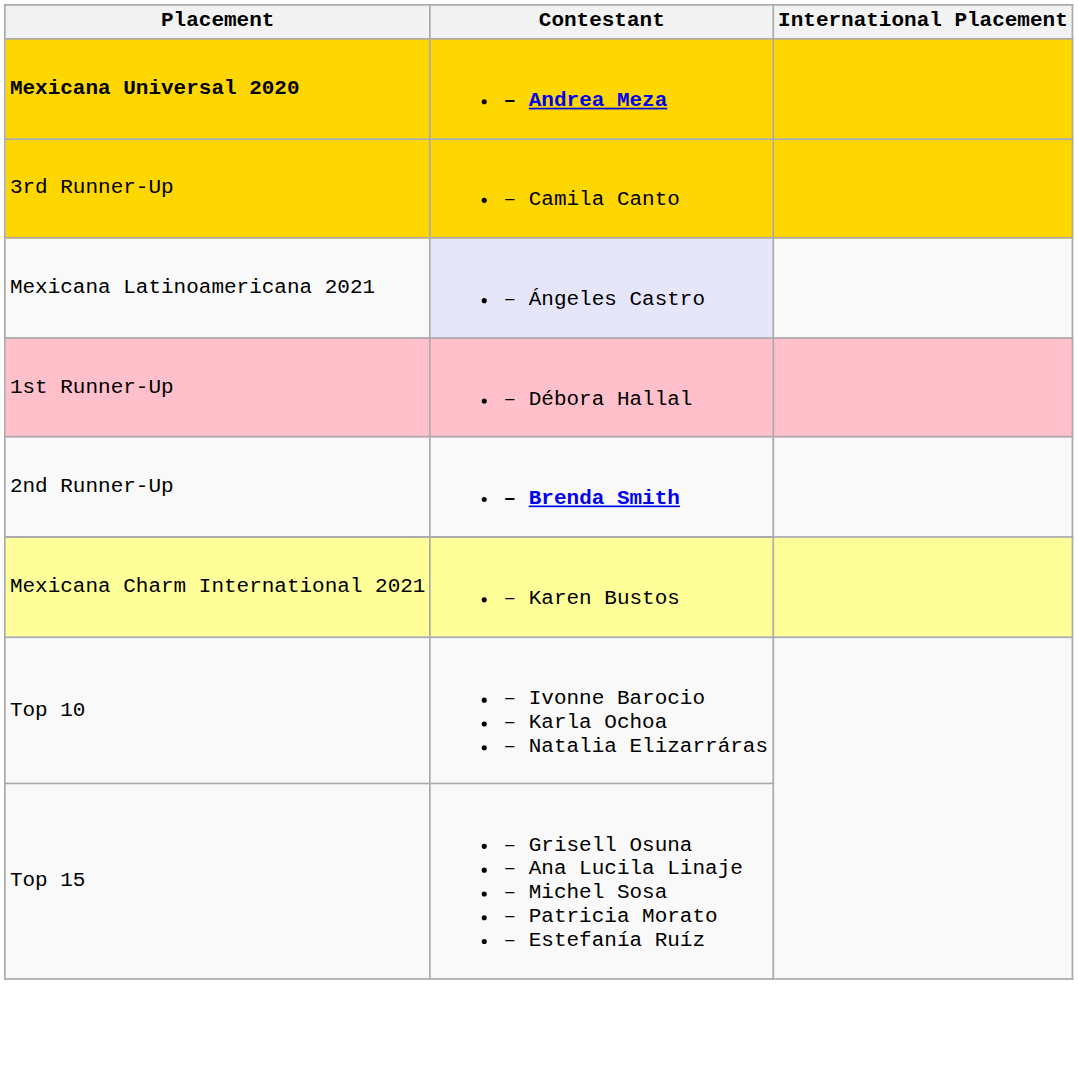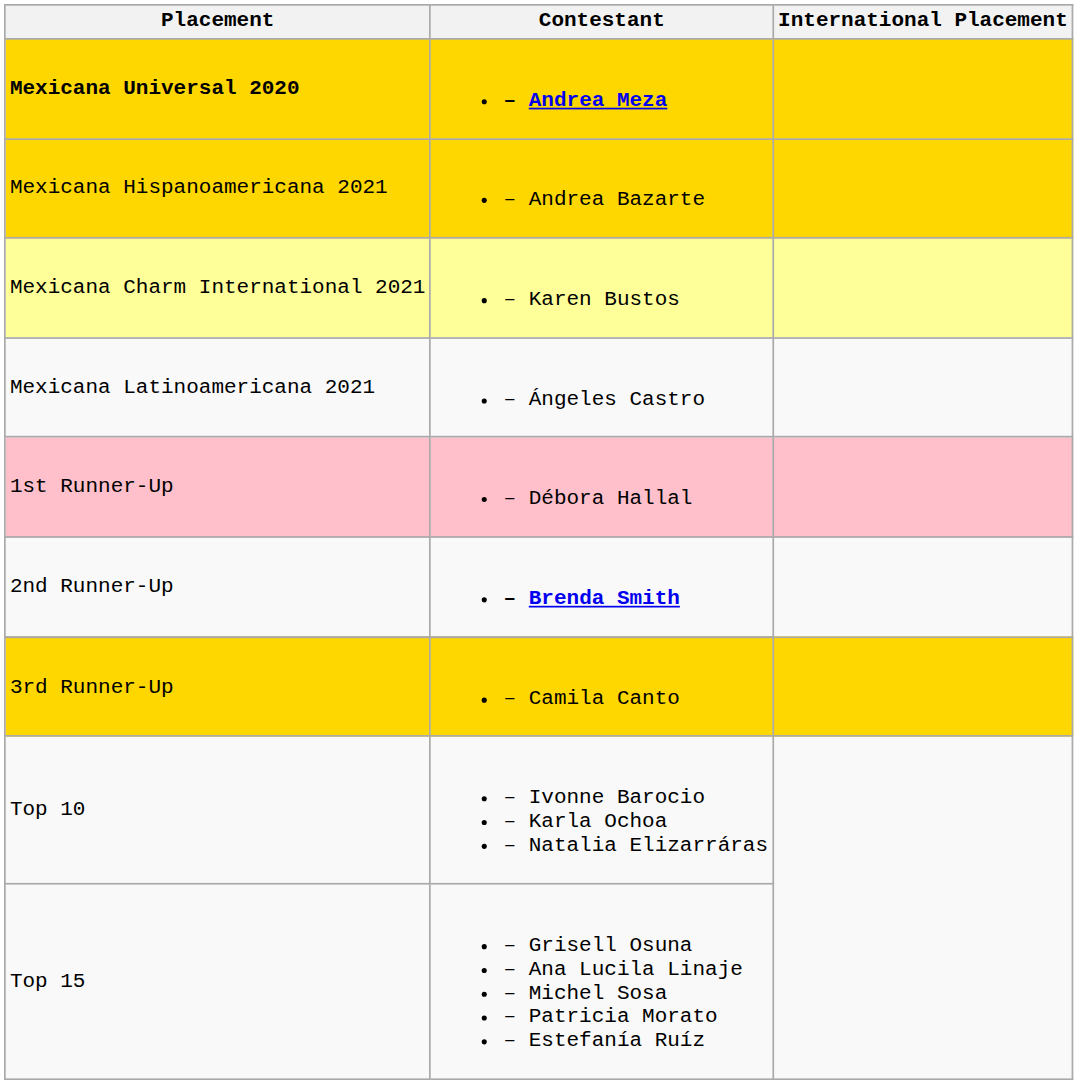+ row: (199, 189)
rows swapped: (218, 587) <-> (92, 189)
(602, 300) lavender background -> (602, 400) no background
